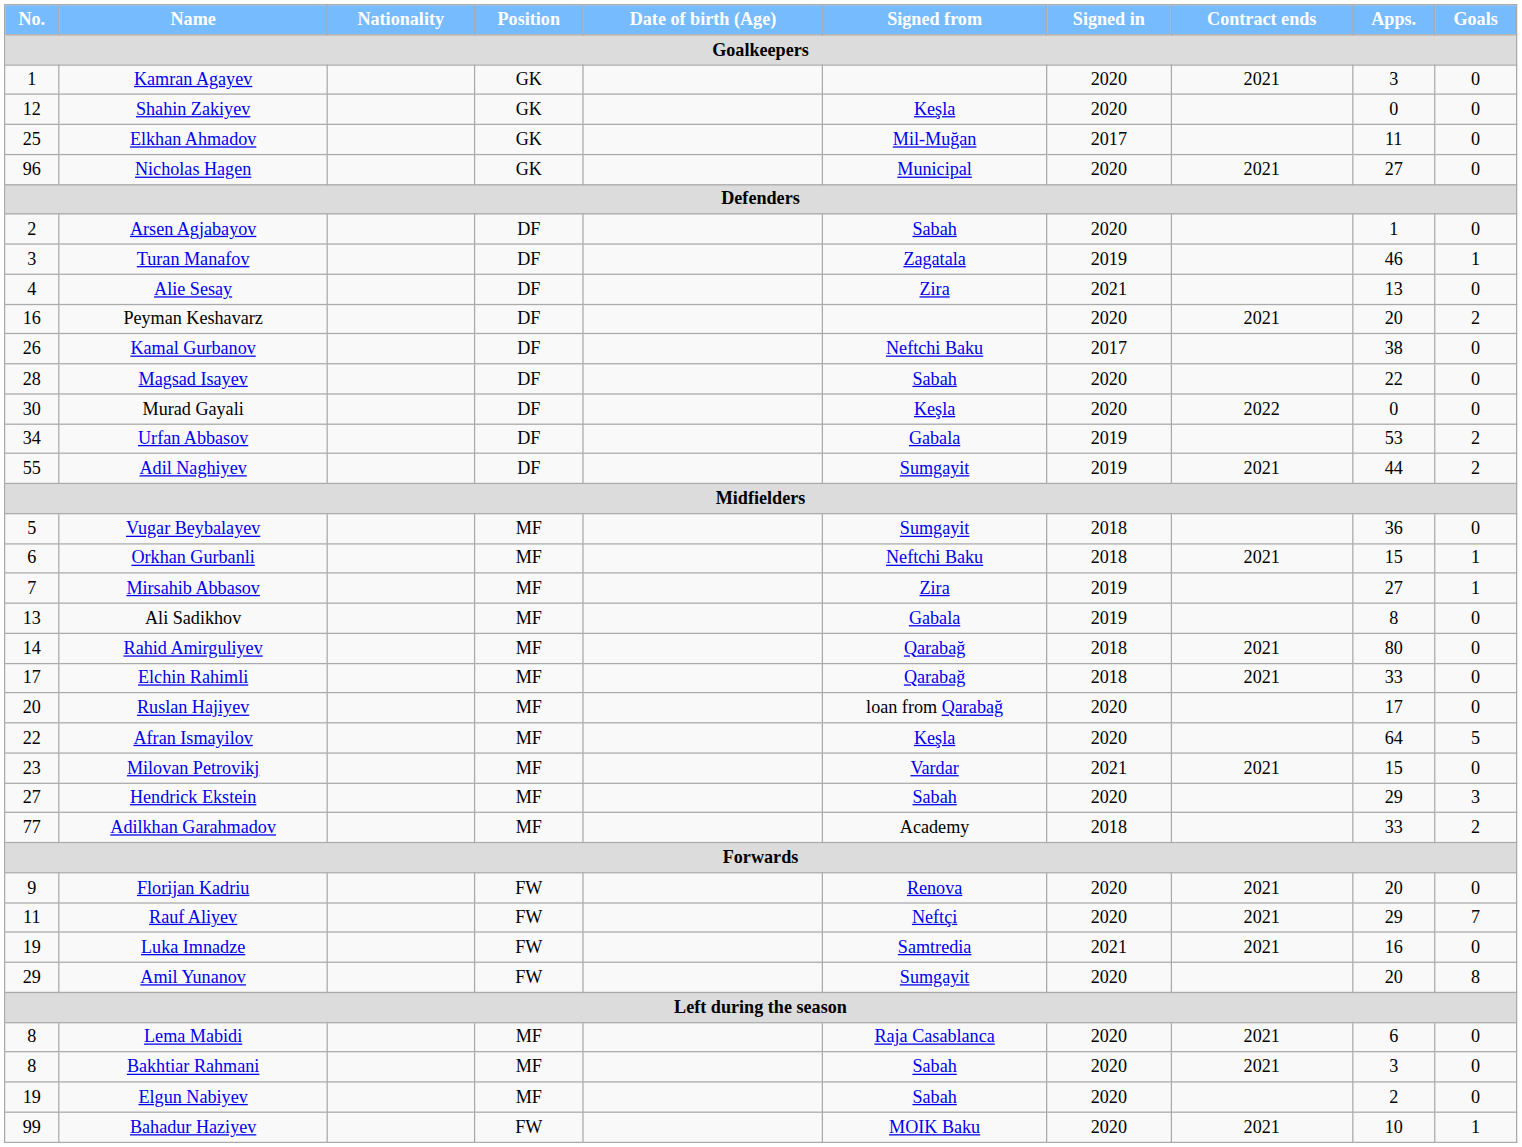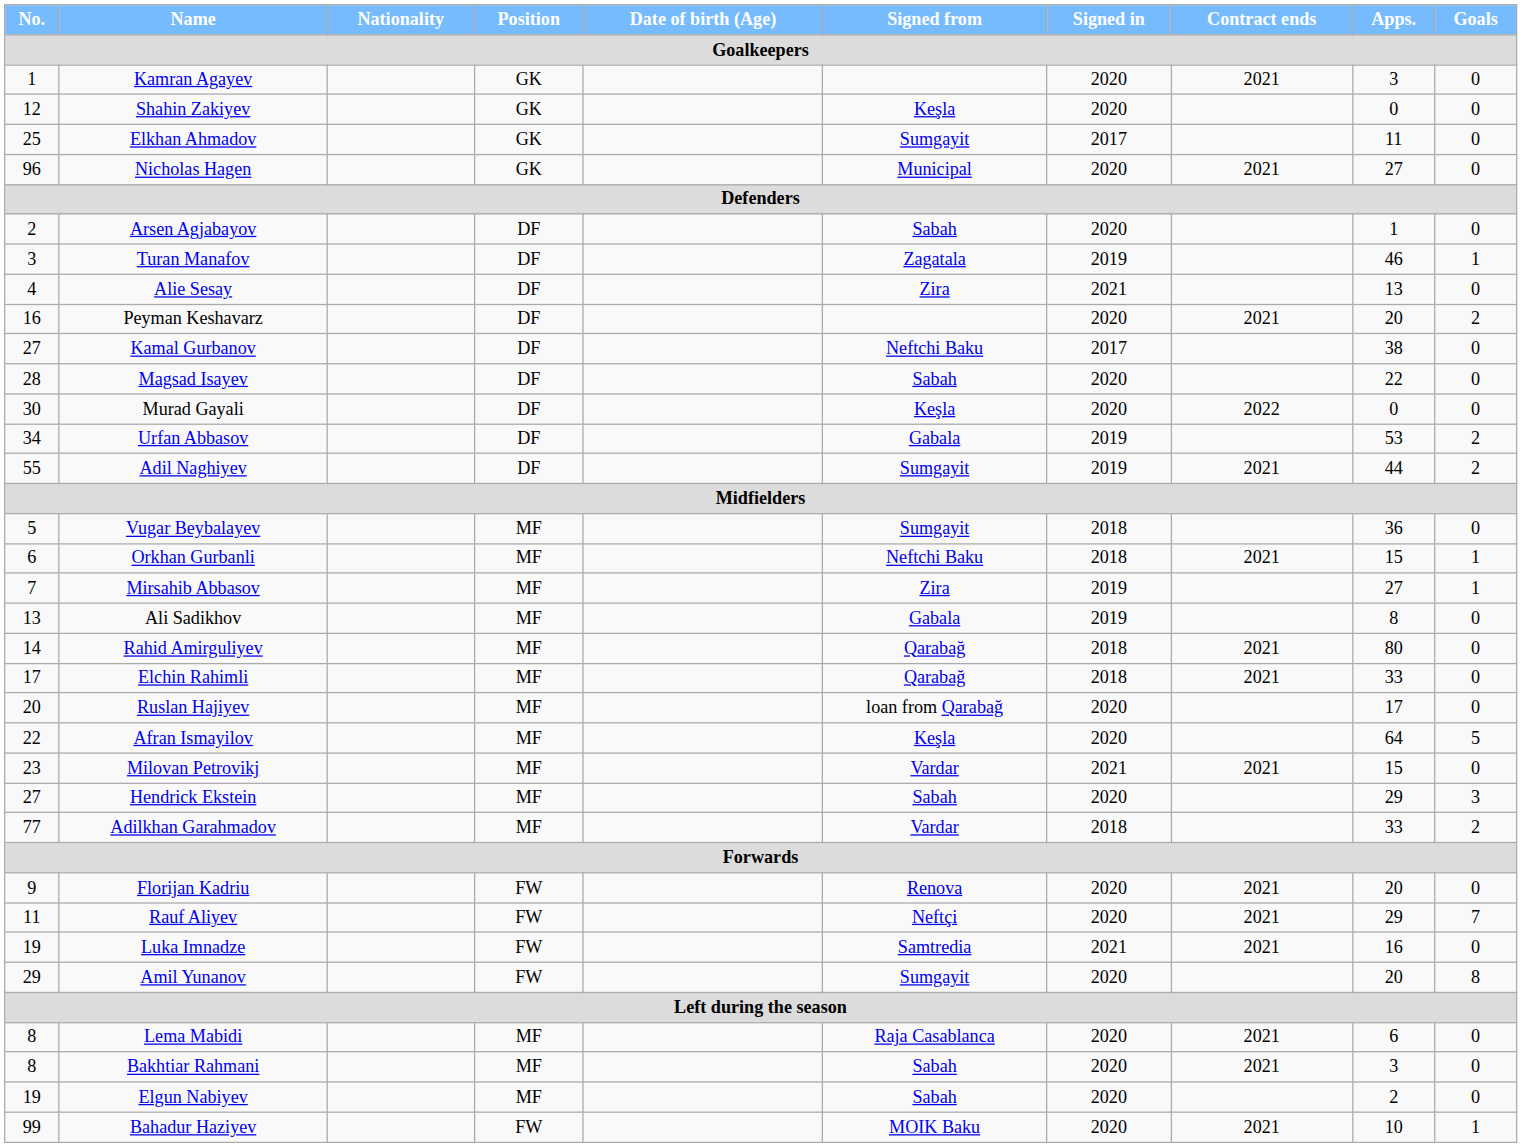(935, 139) Mil-Muğan -> (935, 139) Sumgayit
(32, 349) 26 -> (32, 349) 27
(935, 827) Academy -> (935, 827) Vardar
